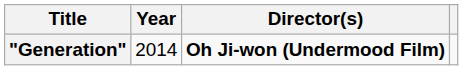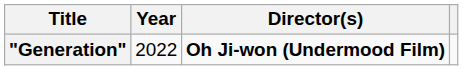(156, 49) 2014 -> (156, 49) 2022
